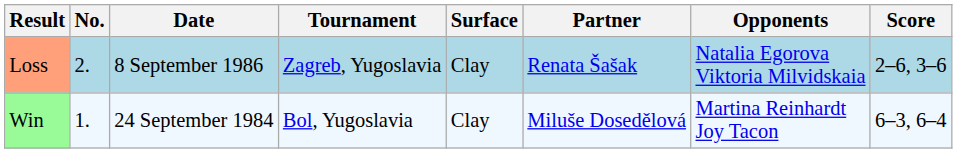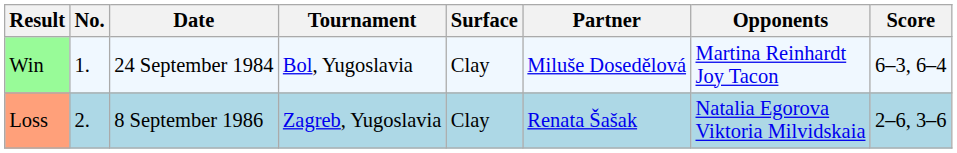rows swapped: (27, 120) <-> (29, 64)
